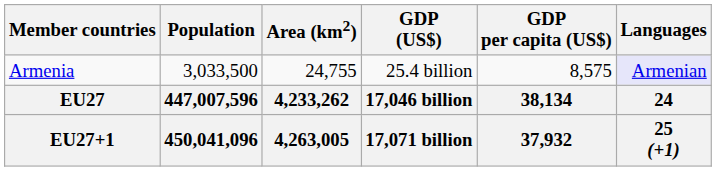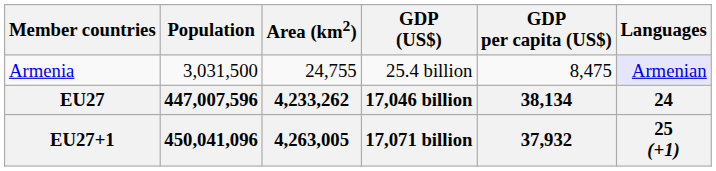(220, 70) 3,033,500 -> (220, 70) 3,031,500
(591, 70) 8,575 -> (591, 70) 8,475
